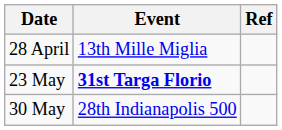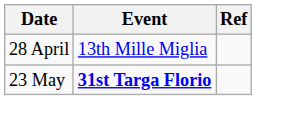- row: (37, 109)
